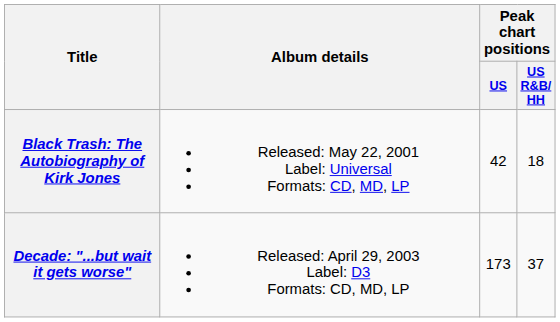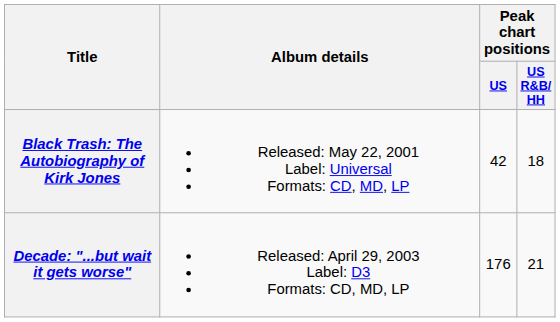(498, 264) 173 -> (498, 264) 176
(536, 264) 37 -> (536, 264) 21
